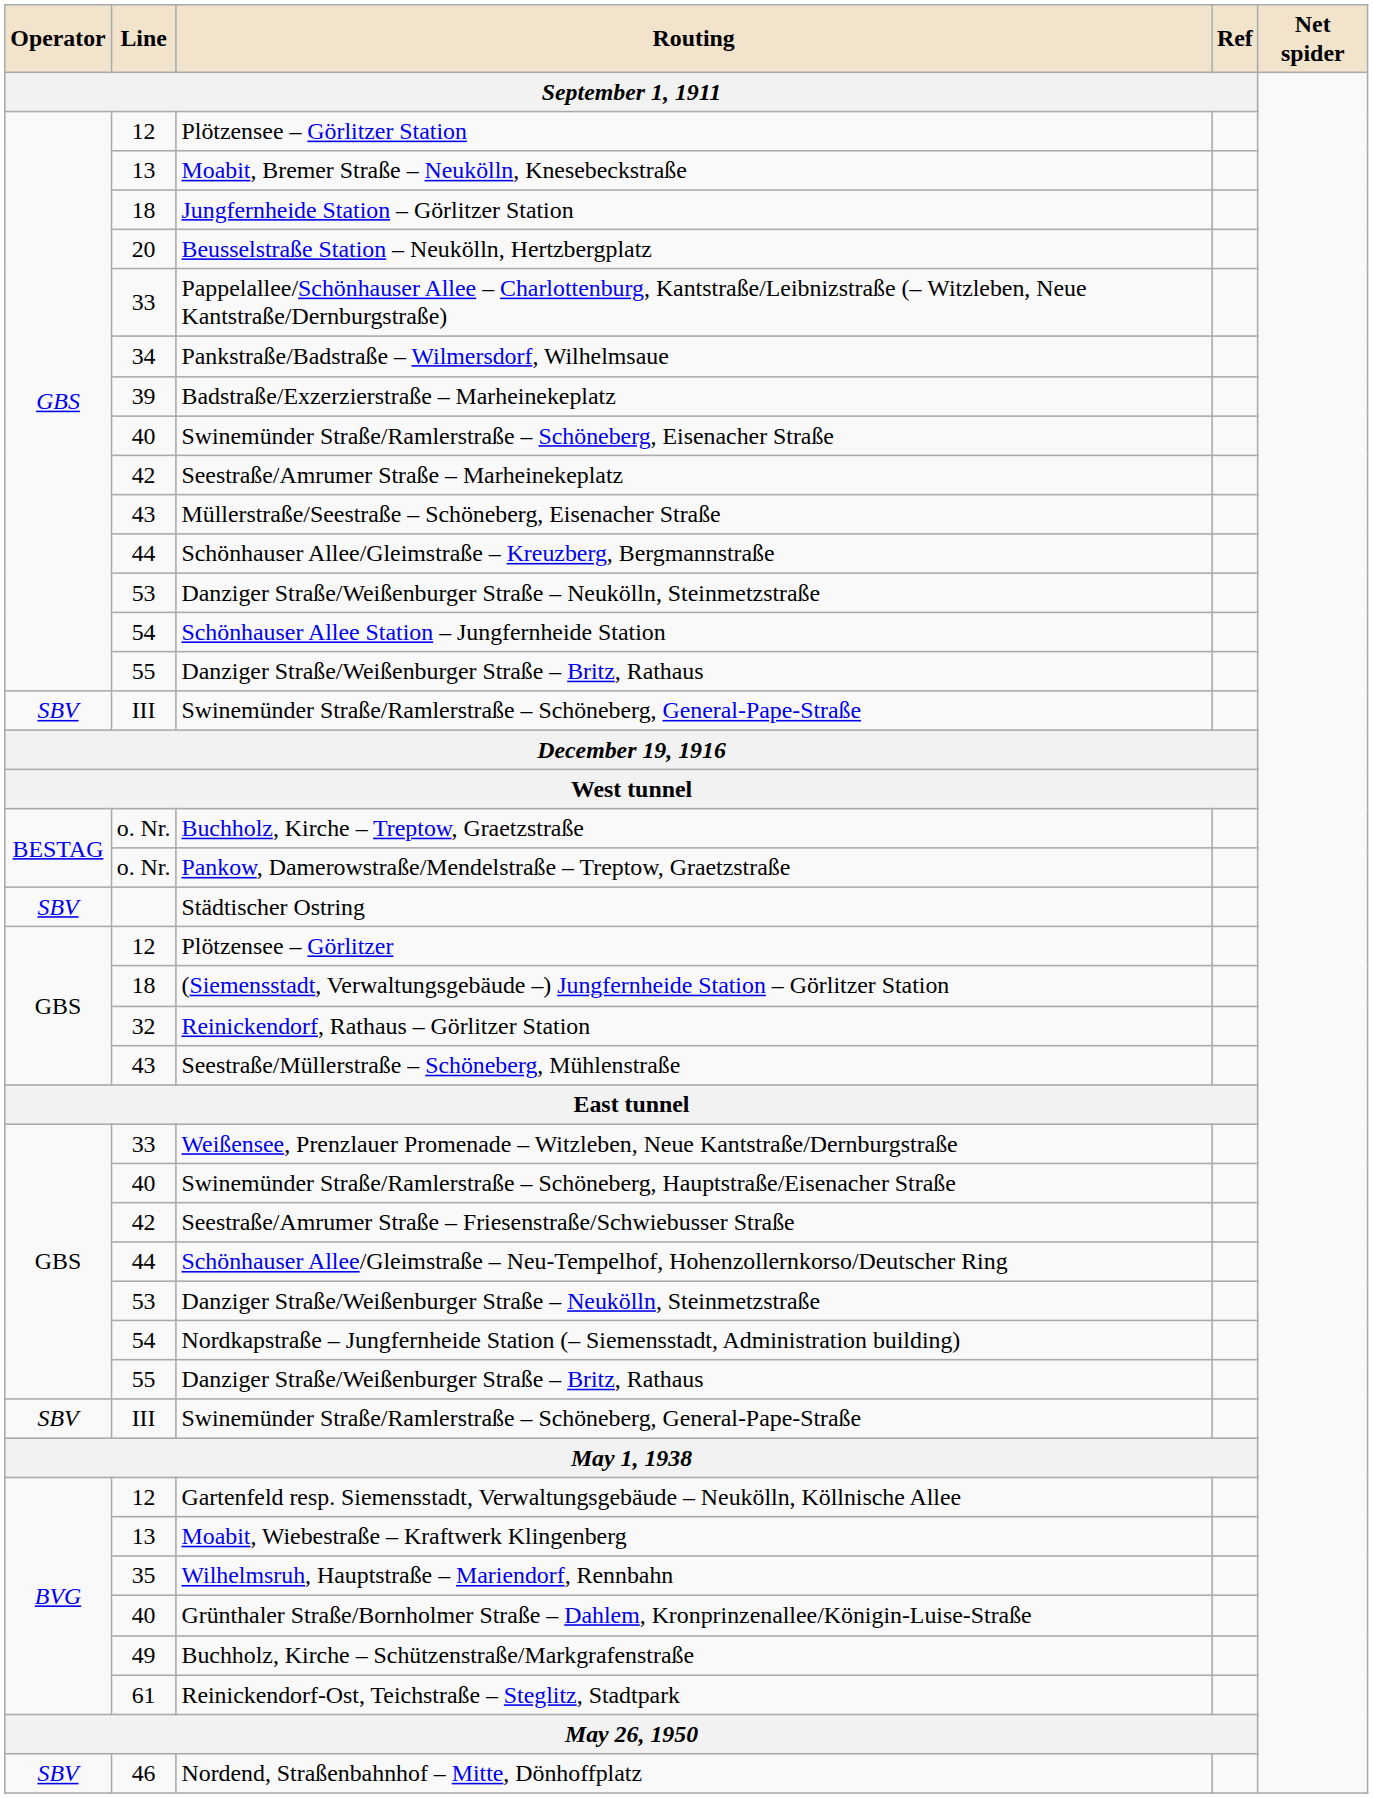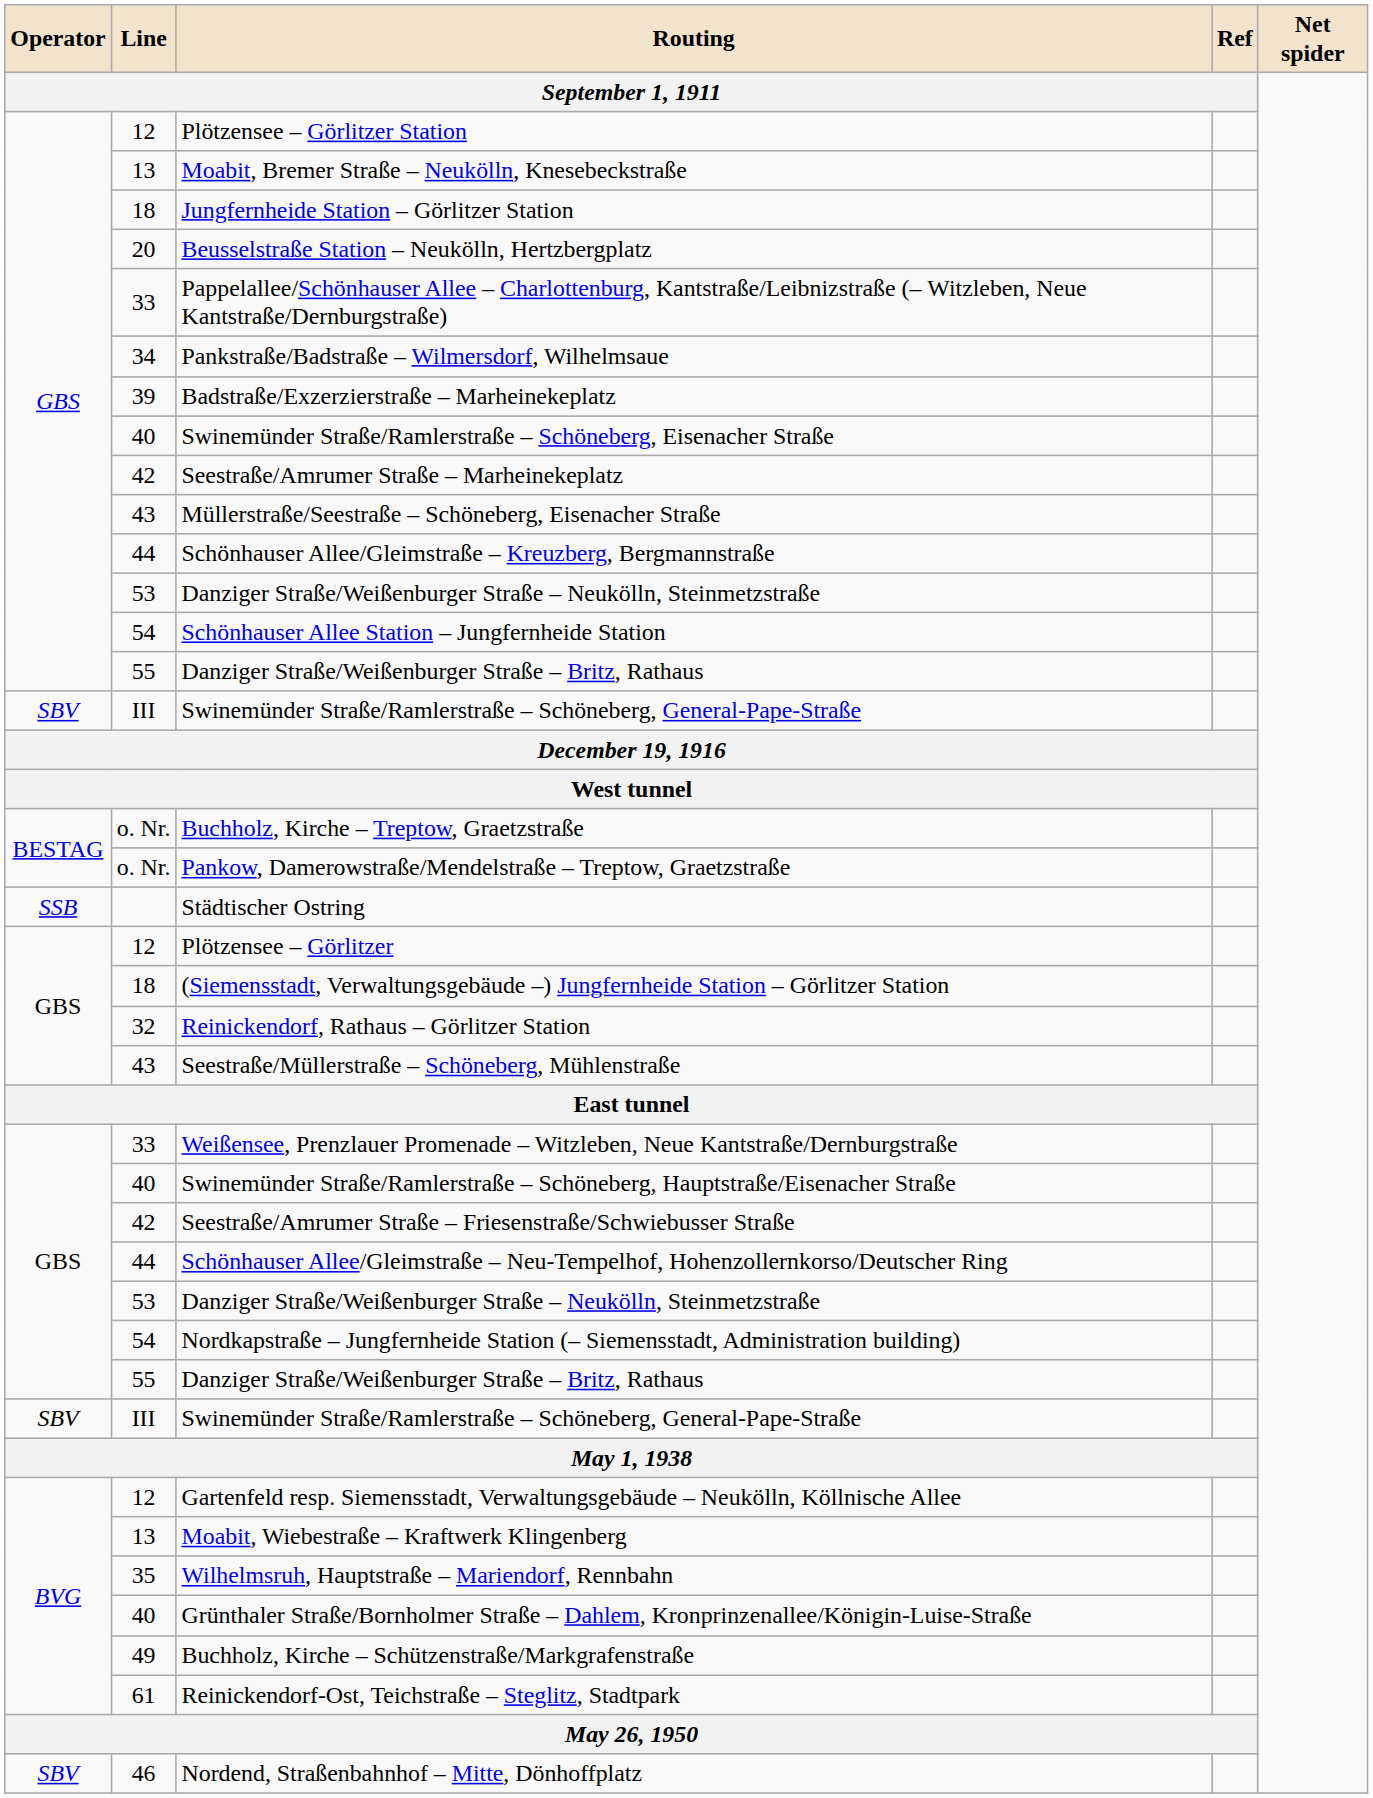(58, 907) SBV -> (58, 907) SSB
